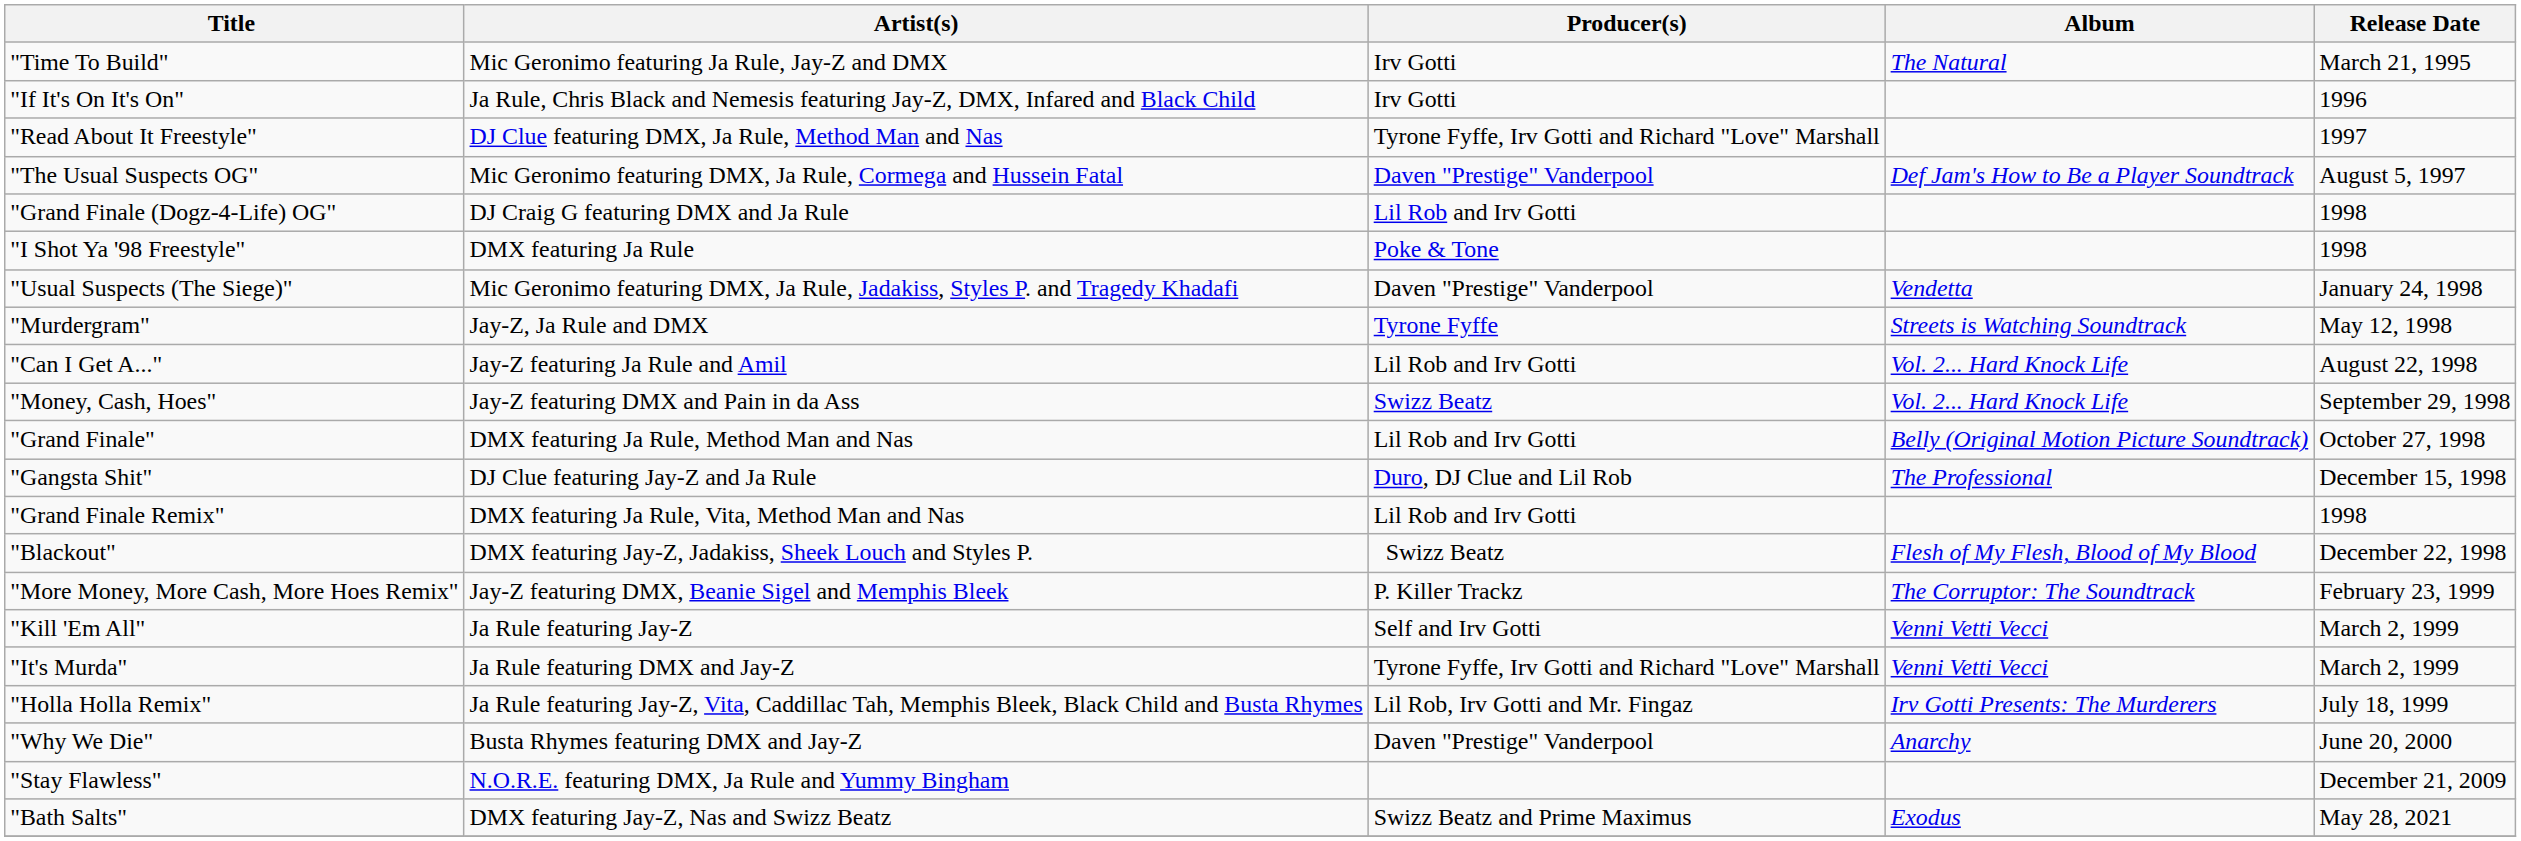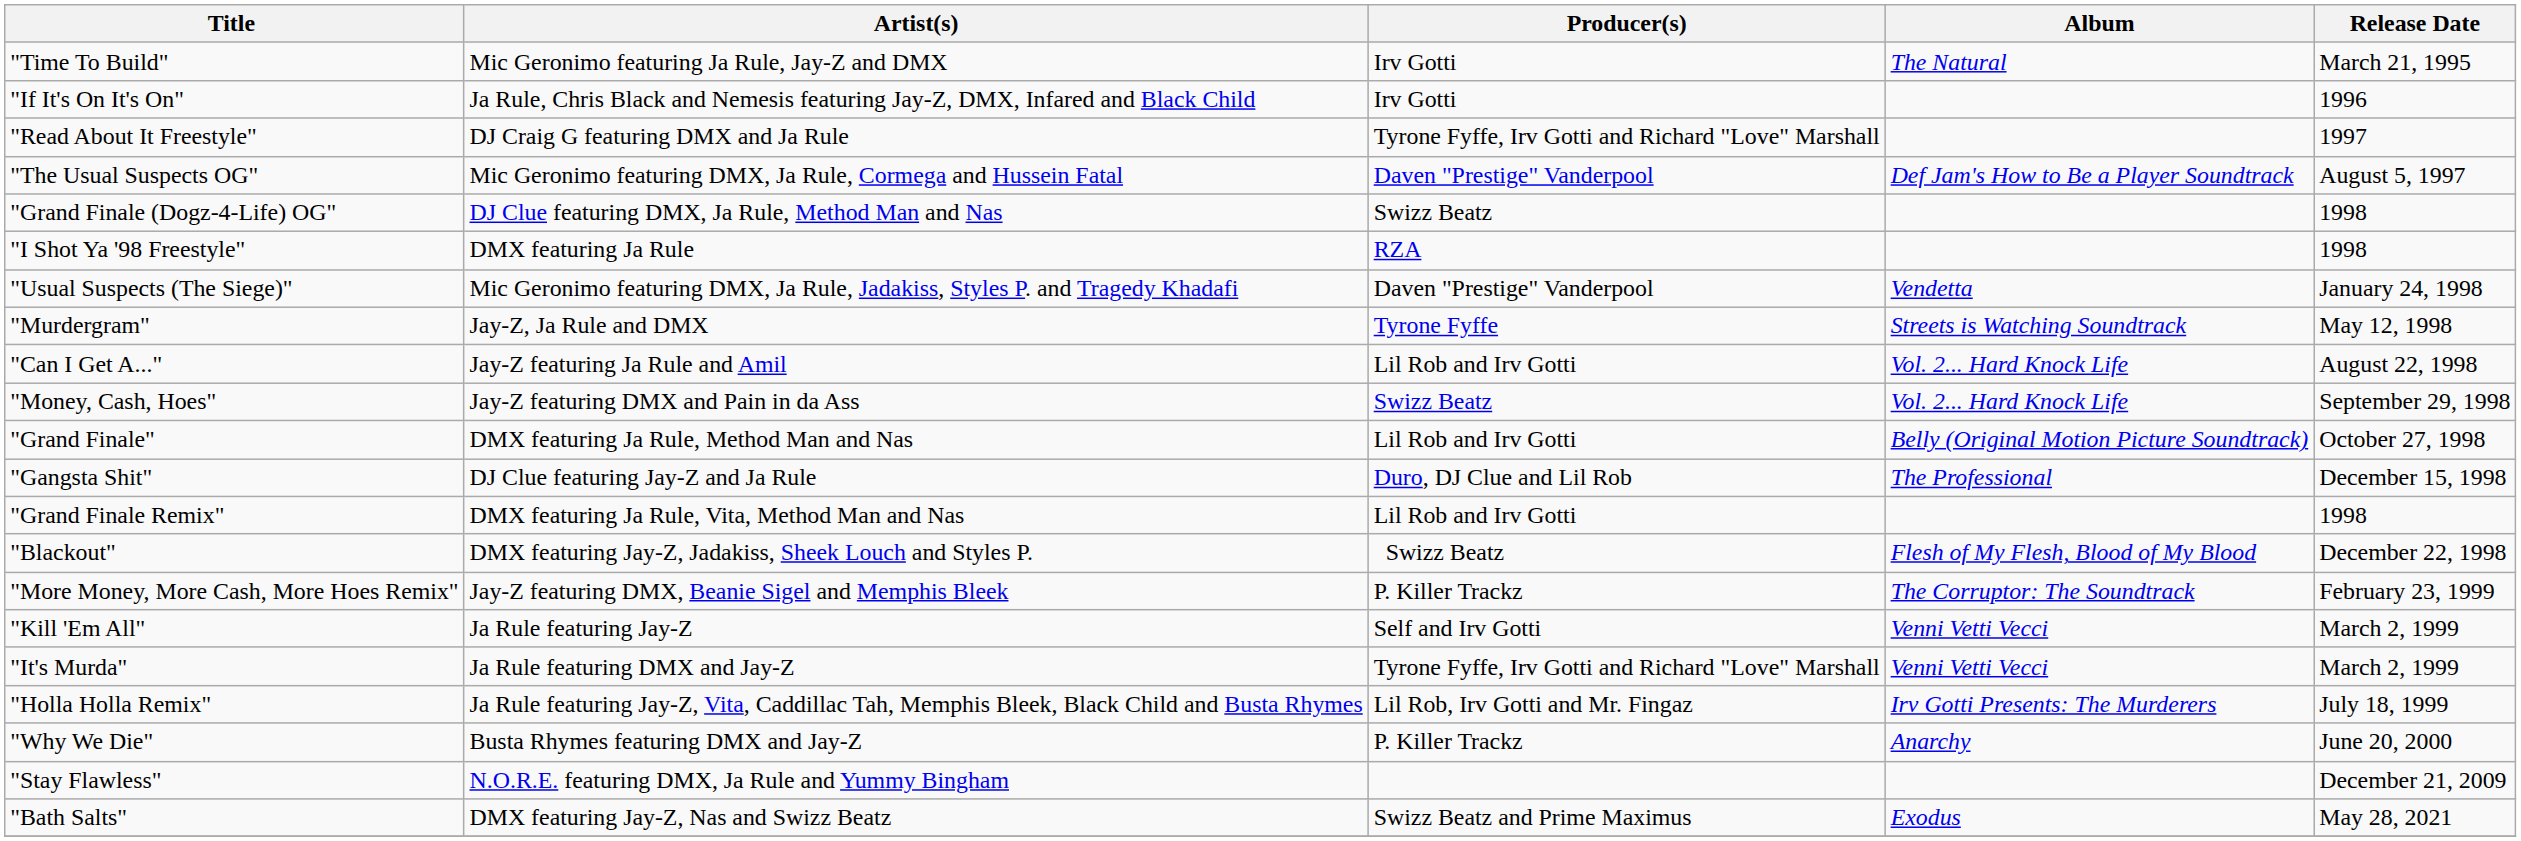(736, 136) DJ Clue featuring DMX, Ja Rule, Method Man and Nas -> (659, 136) DJ Craig G featuring DMX and Ja Rule
(659, 212) DJ Craig G featuring DMX and Ja Rule -> (736, 212) DJ Clue featuring DMX, Ja Rule, Method Man and Nas
(1475, 212) Lil Rob and Irv Gotti -> (1433, 212) Swizz Beatz
(1436, 250) Poke & Tone -> (1398, 250) RZA
(1514, 741) Daven "Prestige" Vanderpool -> (1448, 741) P. Killer Trackz
